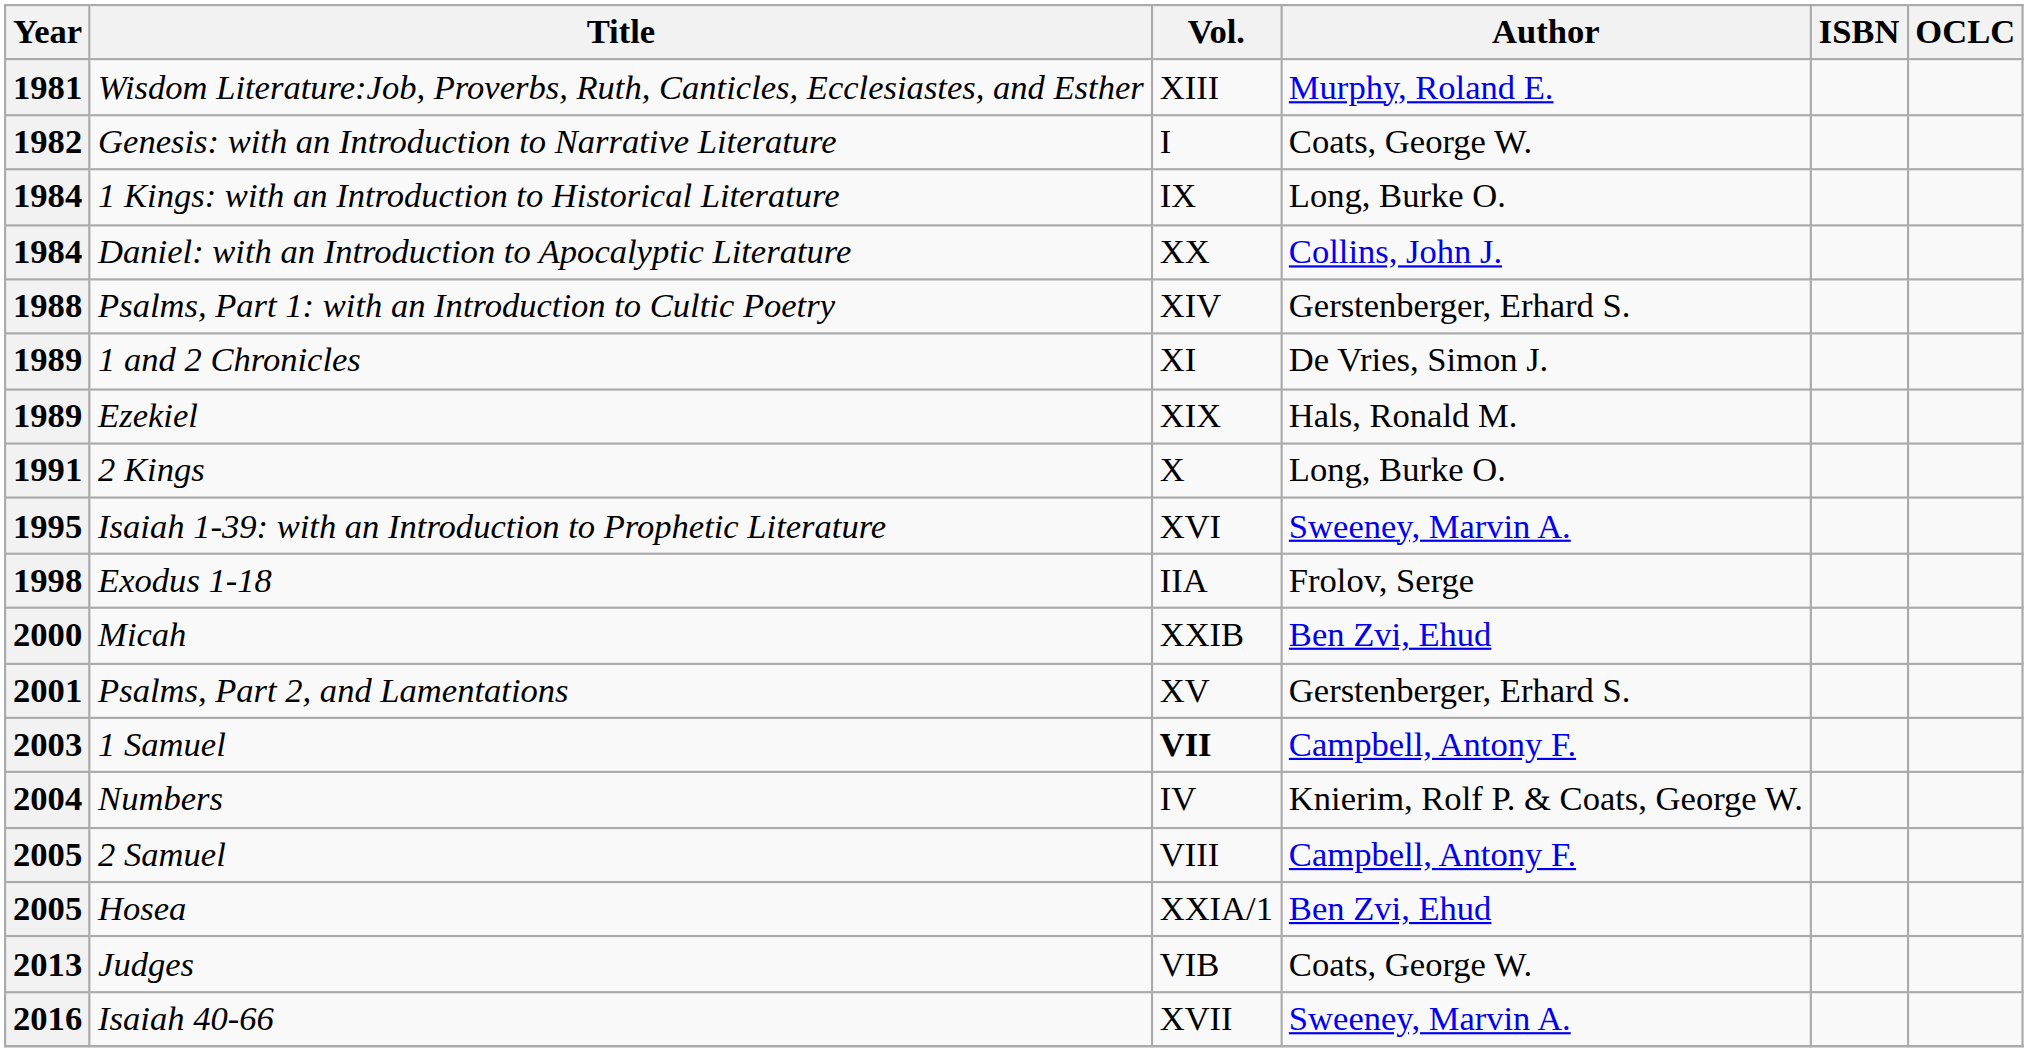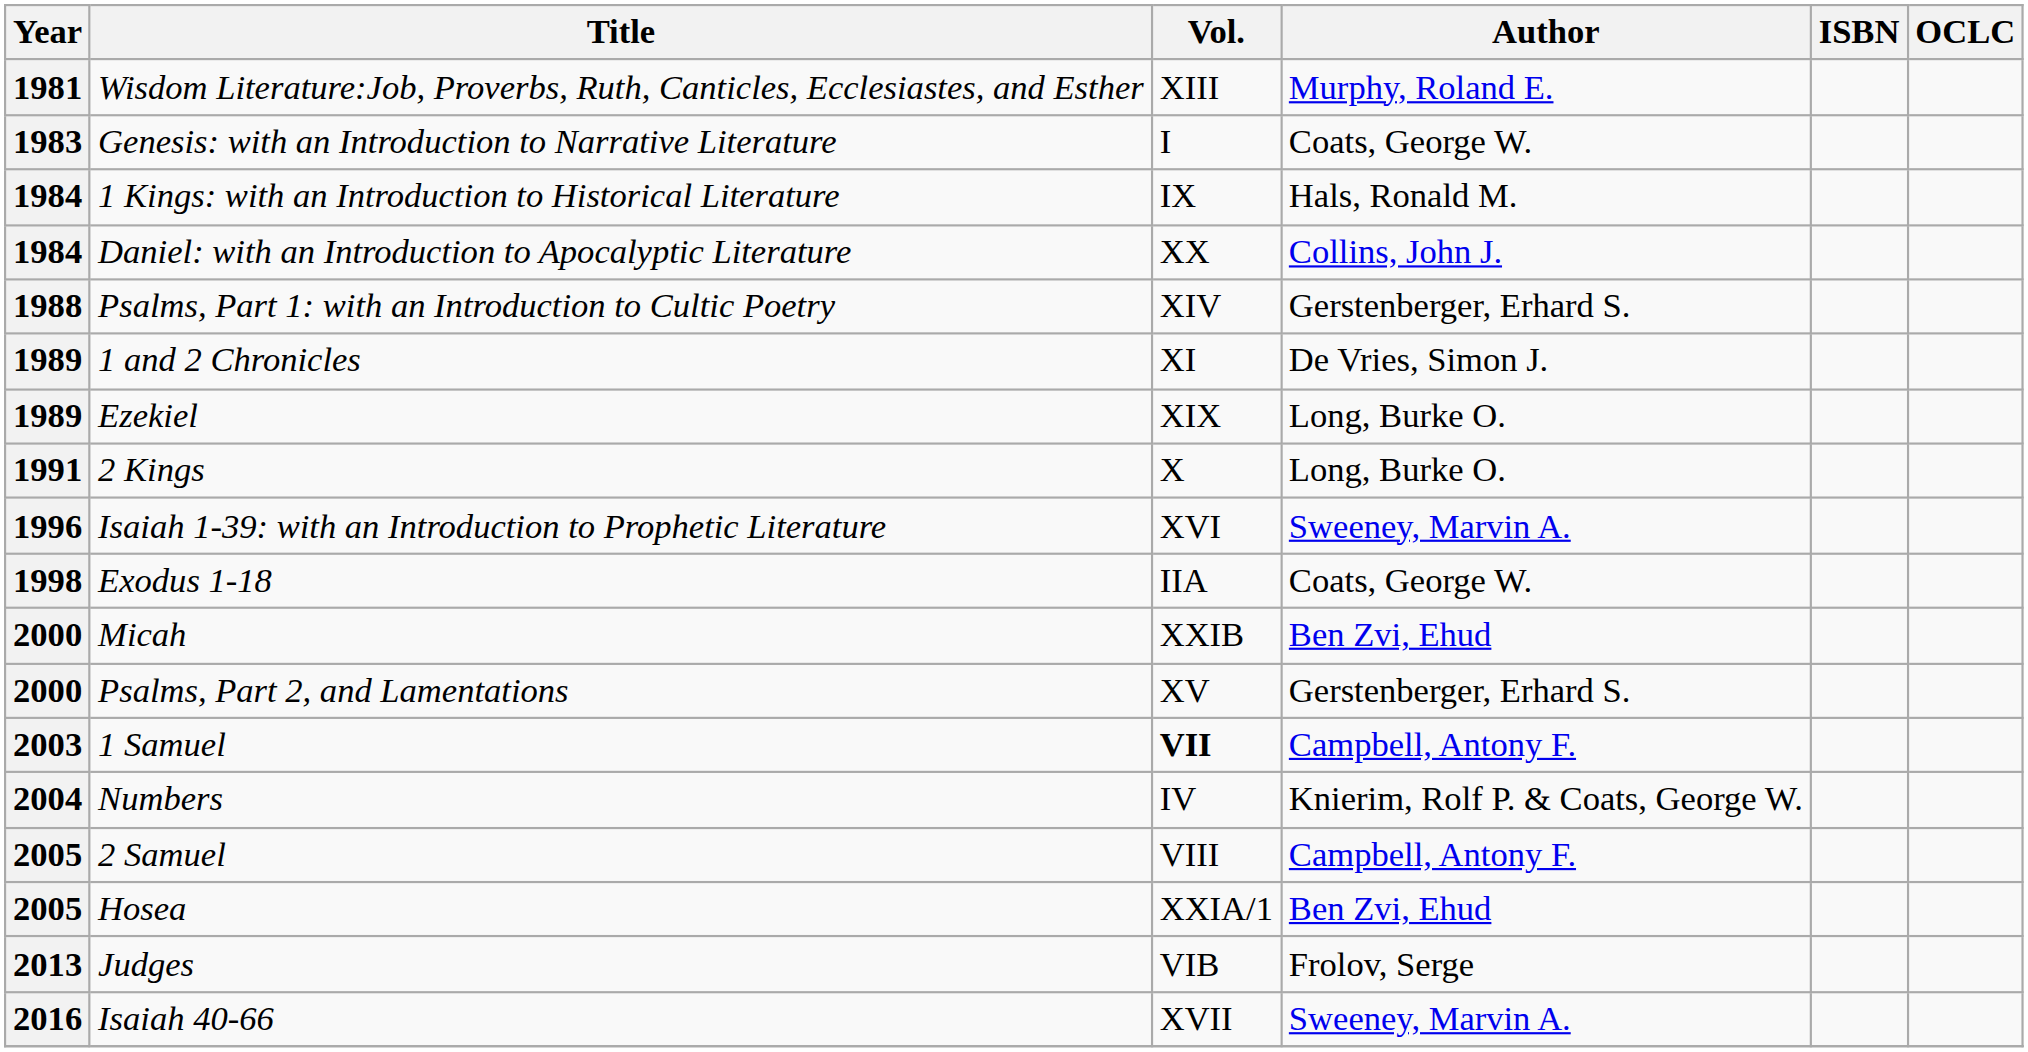(48, 141) 1982 -> (48, 141) 1983
(1397, 196) Long, Burke O. -> (1403, 196) Hals, Ronald M.
(1403, 415) Hals, Ronald M. -> (1397, 415) Long, Burke O.
(48, 525) 1995 -> (48, 525) 1996
(1382, 580) Frolov, Serge -> (1410, 580) Coats, George W.
(48, 689) 2001 -> (48, 689) 2000
(1410, 963) Coats, George W. -> (1382, 963) Frolov, Serge
